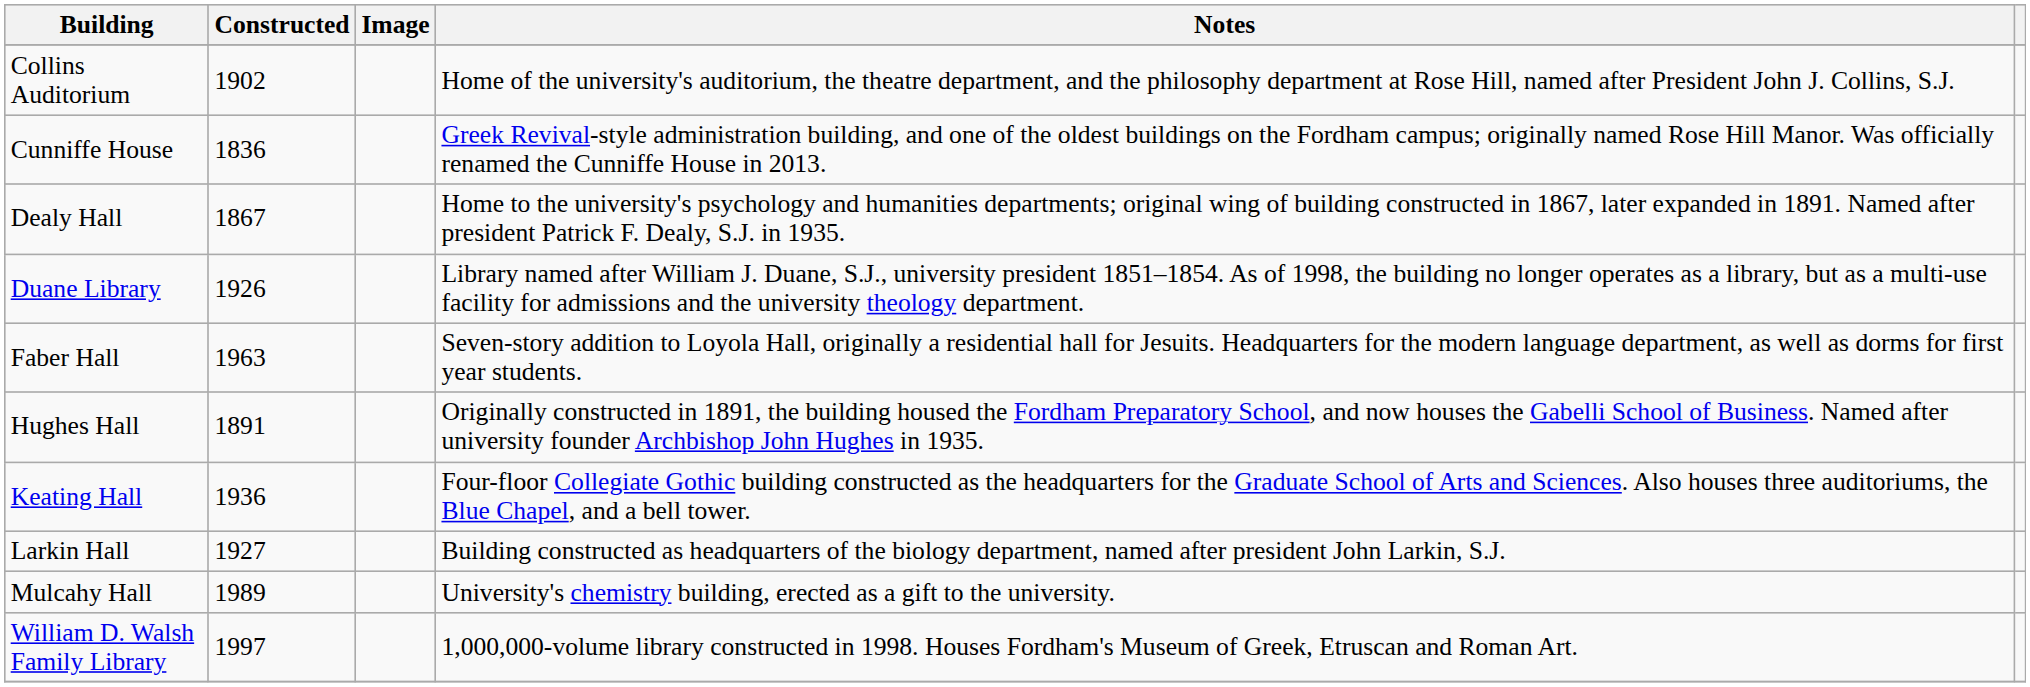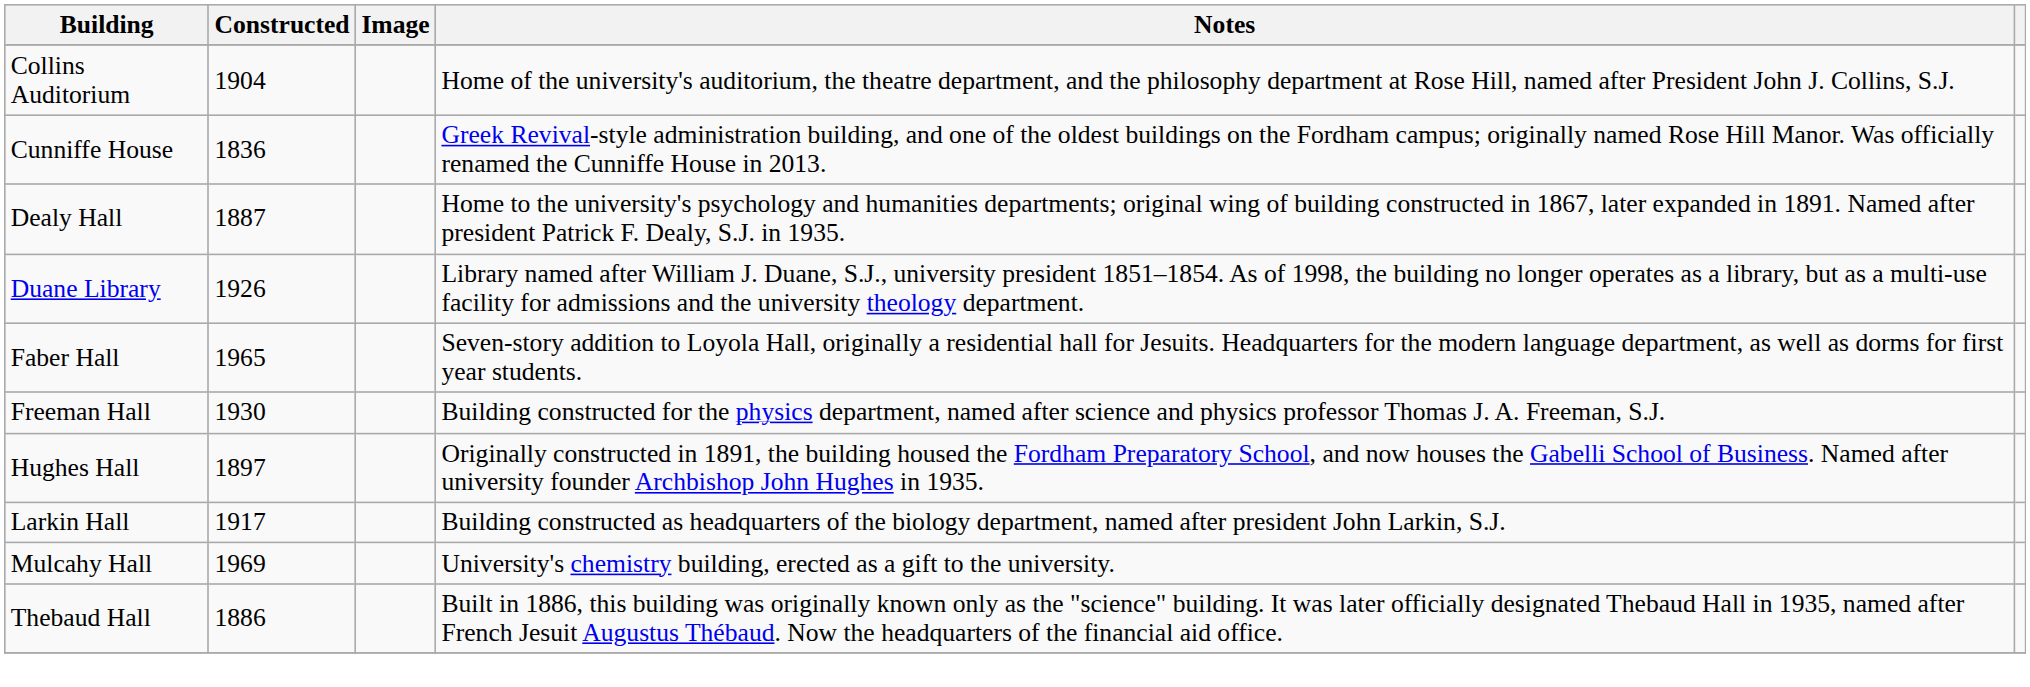(240, 79) 1902 -> (240, 79) 1904
(240, 218) 1867 -> (240, 218) 1887
(240, 357) 1963 -> (240, 357) 1965
+ row: (81, 412)
(240, 426) 1891 -> (240, 467) 1897
- row: (76, 496)
(240, 551) 1927 -> (240, 522) 1917
(240, 591) 1989 -> (240, 563) 1969
+ row: (81, 618)
- row: (102, 646)
